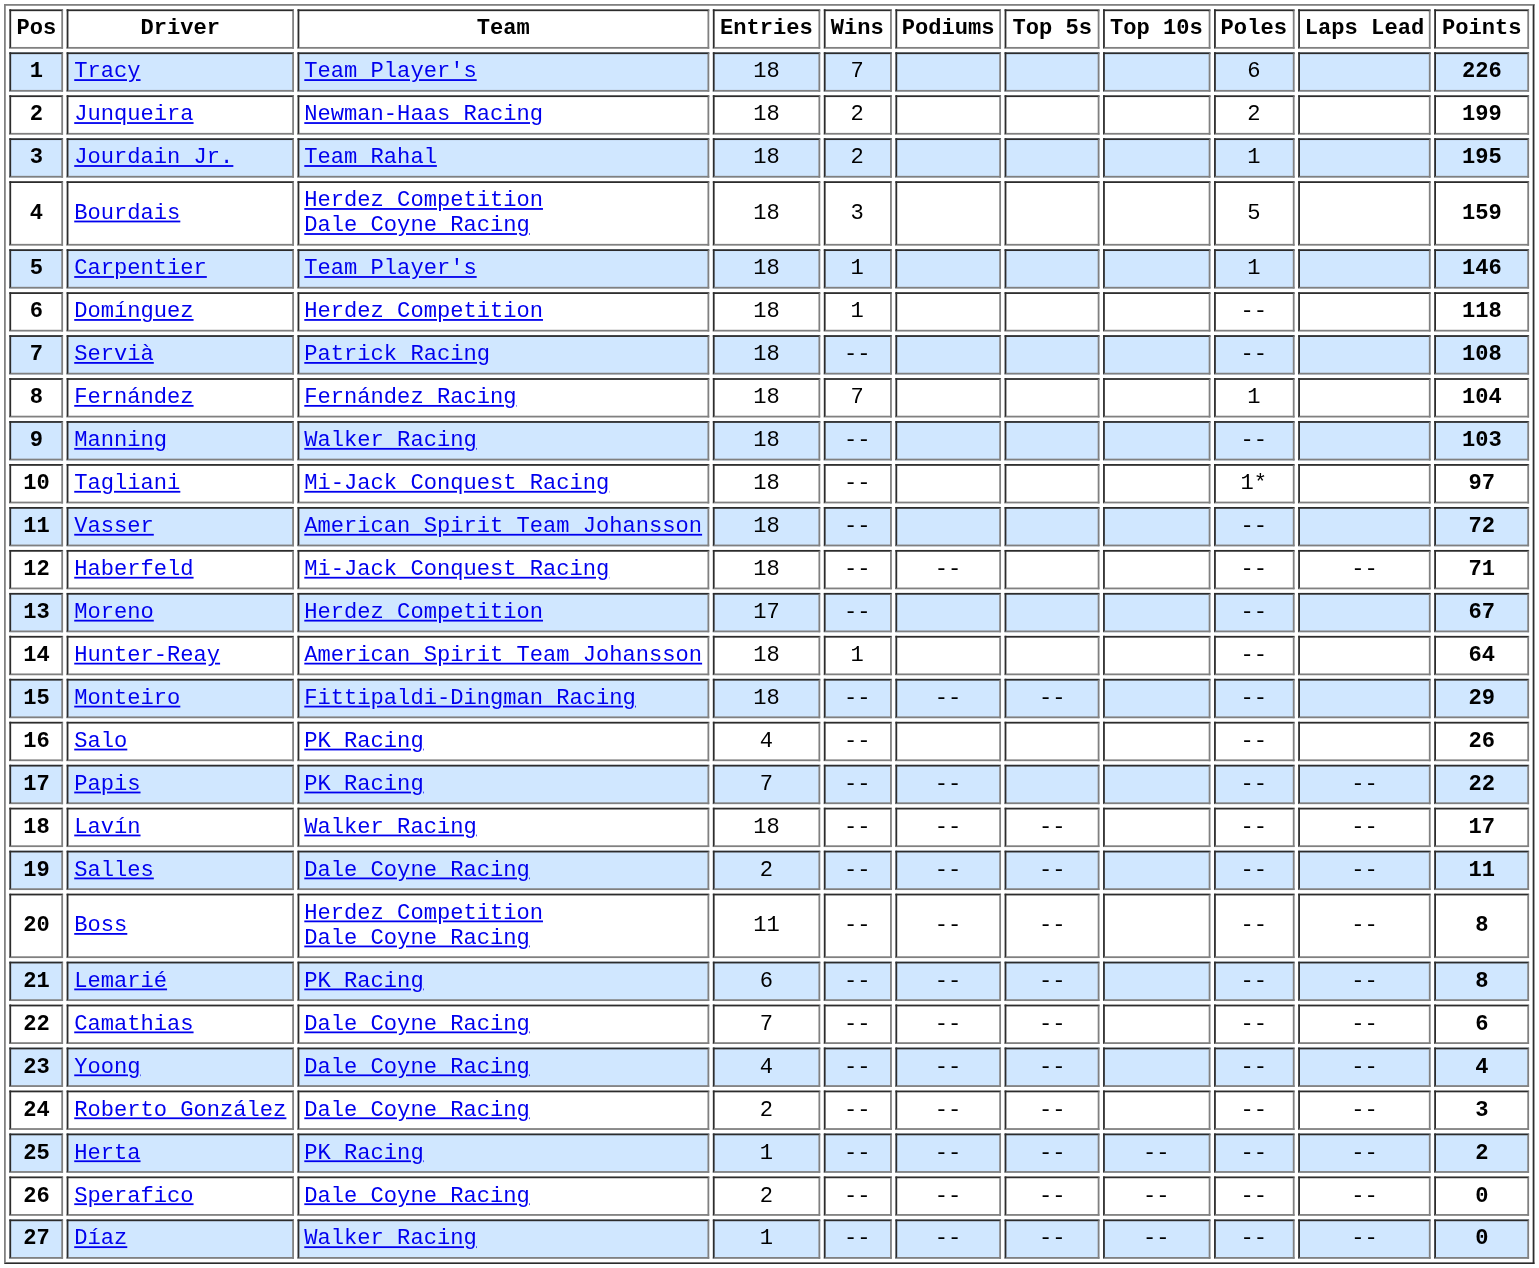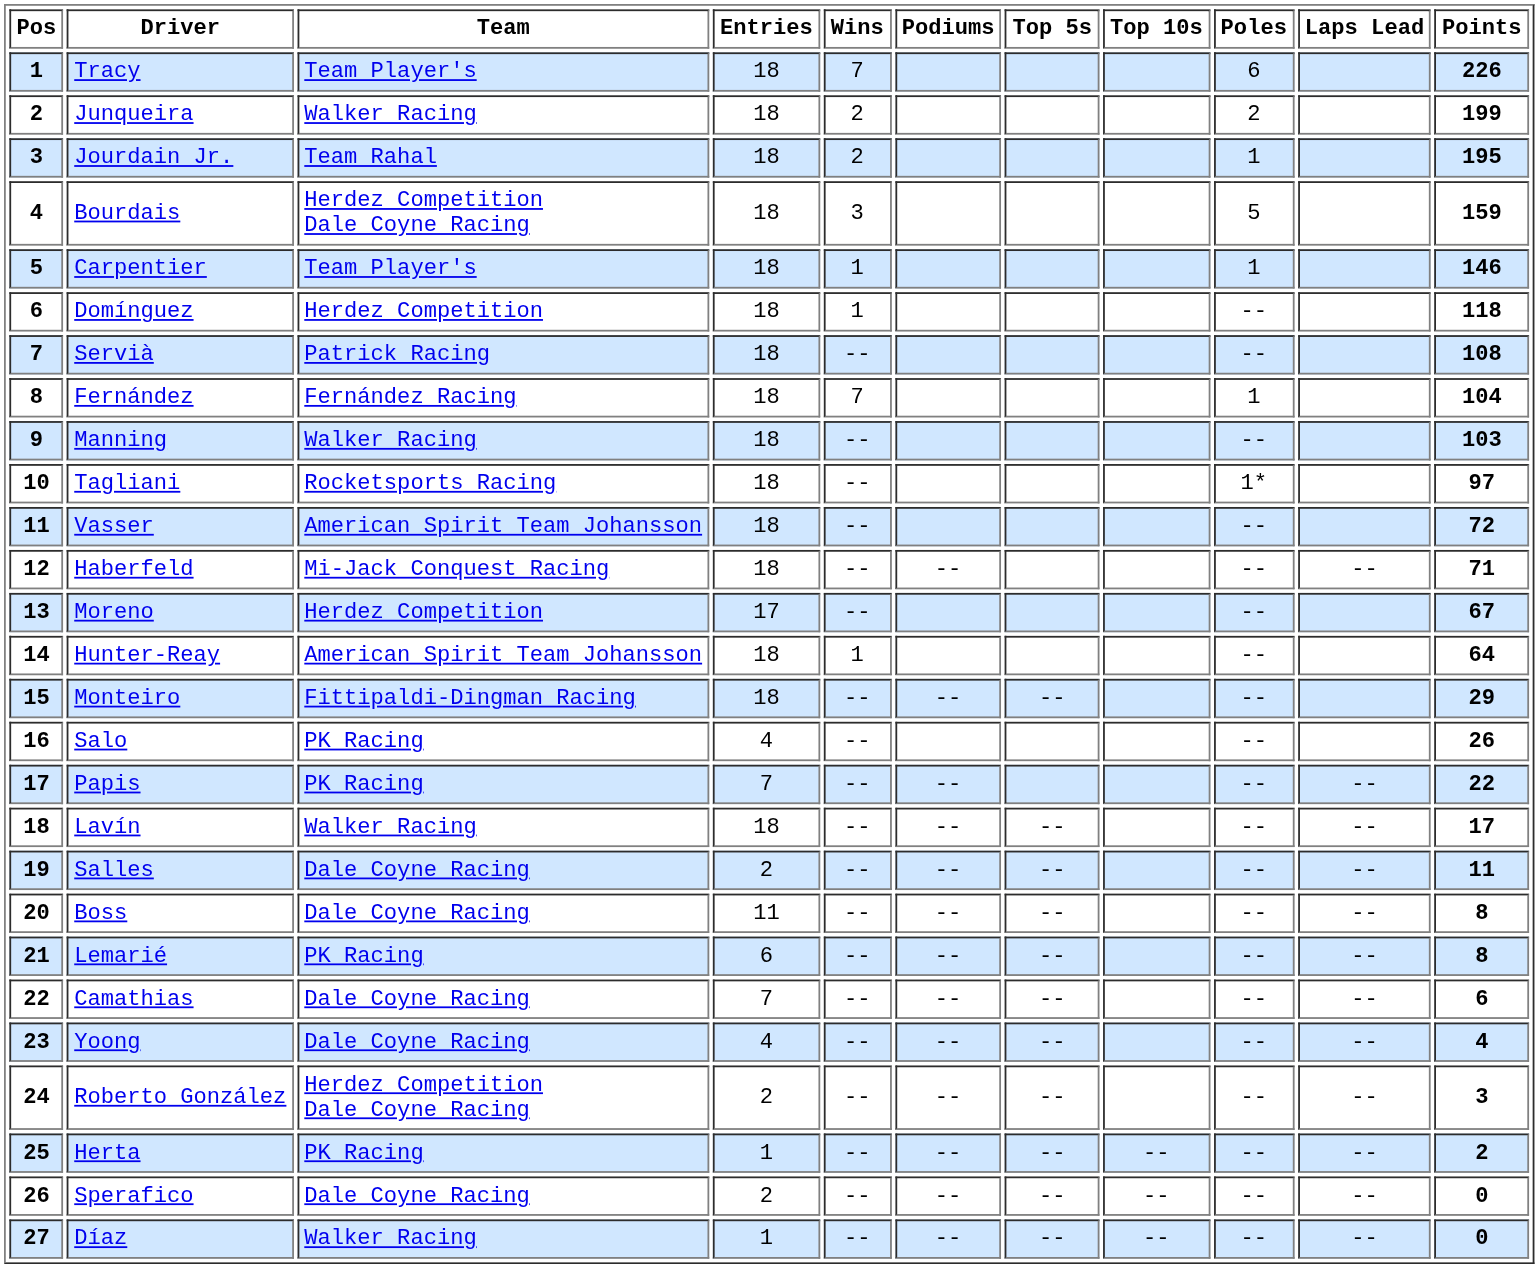(424, 115) Newman-Haas Racing -> (391, 115) Walker Racing
(457, 484) Mi-Jack Conquest Racing -> (430, 484) Rocketsports Racing
(424, 926) Herdez Competition Dale Coyne Racing -> (417, 913) Dale Coyne Racing
(417, 1110) Dale Coyne Racing -> (424, 1098) Herdez Competition Dale Coyne Racing
